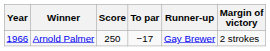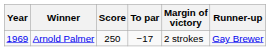columns swapped: (242, 18) <-> (190, 18)
(17, 38) 1966 -> (17, 38) 1969
